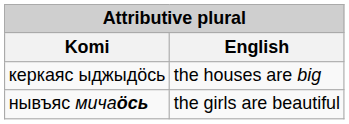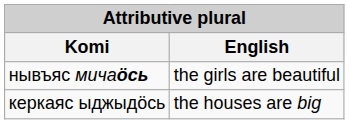rows swapped: (78, 103) <-> (87, 75)
